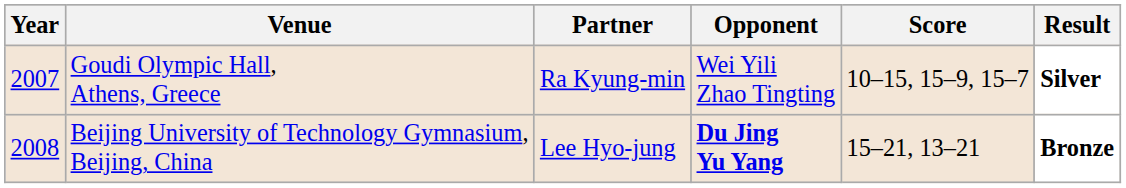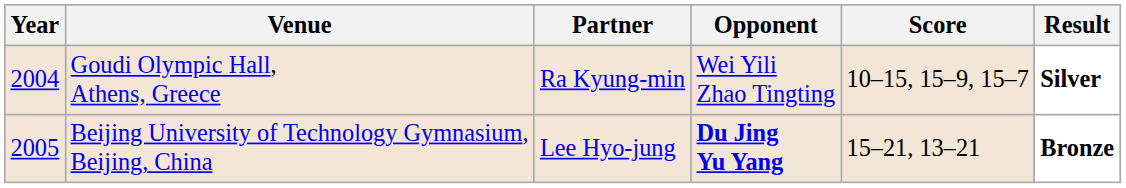(35, 79) 2007 -> (35, 79) 2004
(35, 148) 2008 -> (35, 148) 2005
